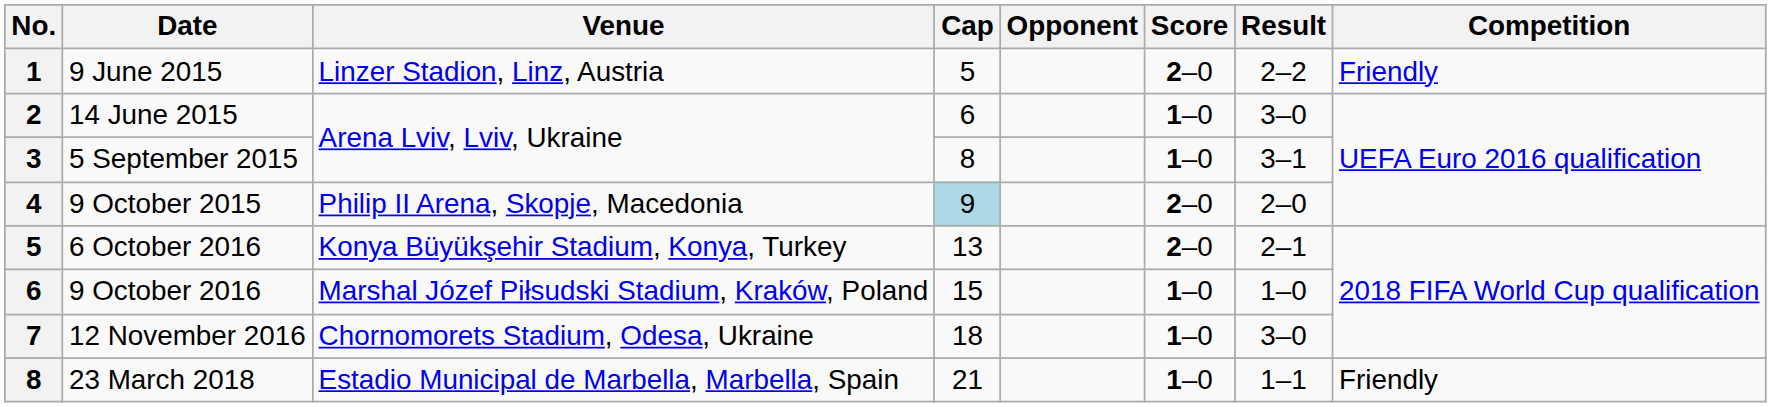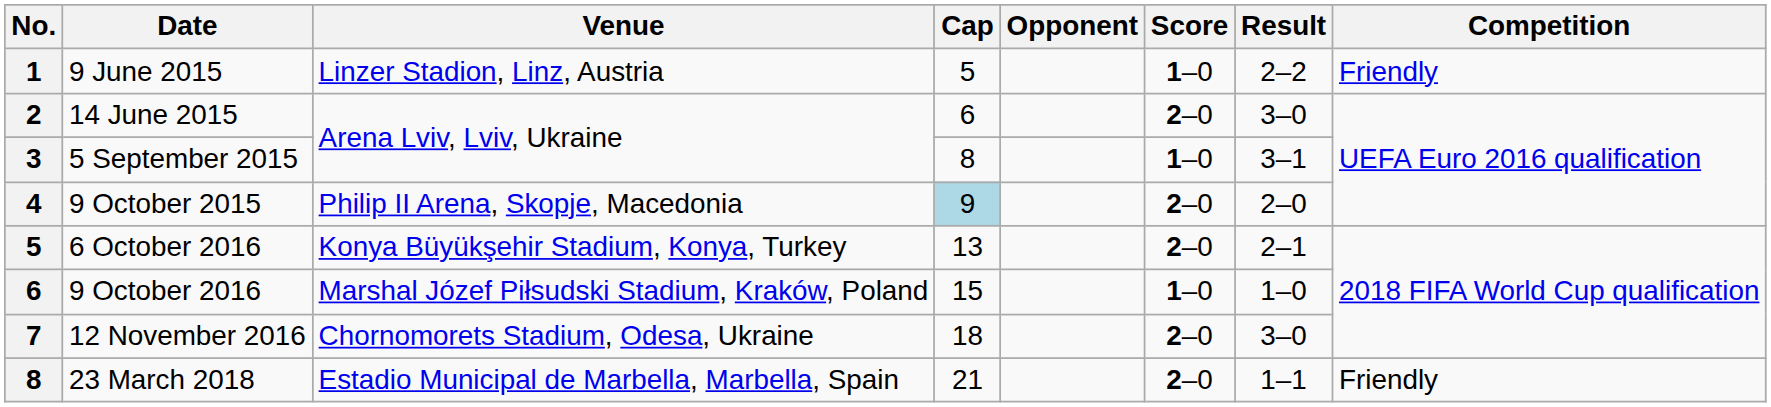(1190, 70) 2–0 -> (1190, 70) 1–0
(1190, 114) 1–0 -> (1190, 114) 2–0
(1190, 335) 1–0 -> (1190, 335) 2–0
(1190, 379) 1–0 -> (1190, 379) 2–0
